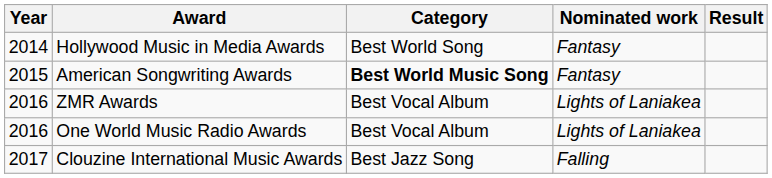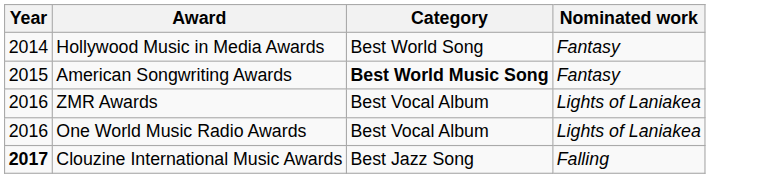- column: (736, 18)
(28, 159) normal -> (28, 159) bold
